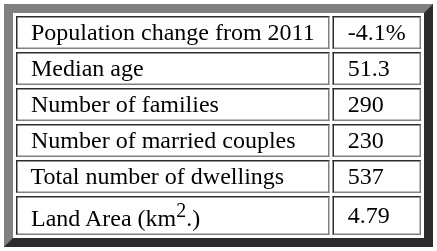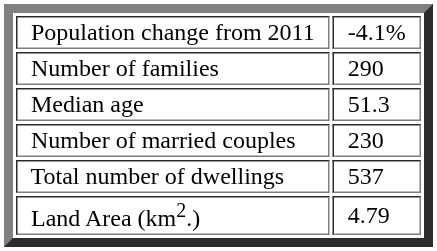rows swapped: (87, 68) <-> (125, 104)
